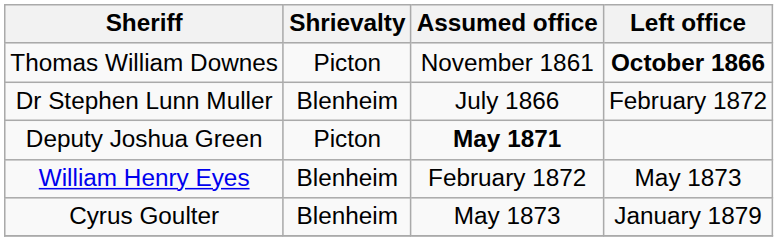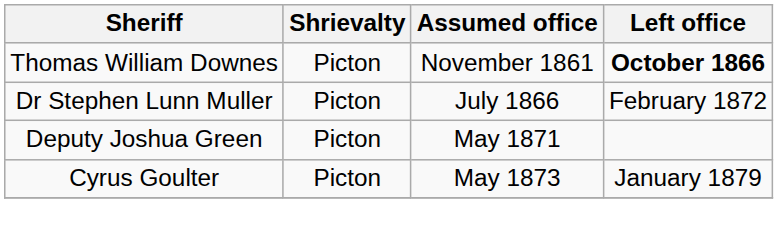(347, 100) Blenheim -> (347, 100) Picton
(507, 139) bold -> (507, 139) normal
- row: (144, 178)
(347, 216) Blenheim -> (347, 178) Picton
